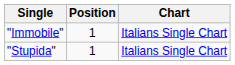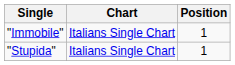columns swapped: (174, 13) <-> (92, 13)
